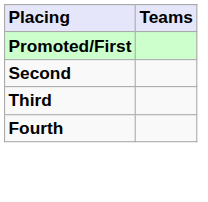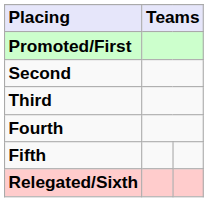+ row: (27, 155)
+ row: (73, 182)
